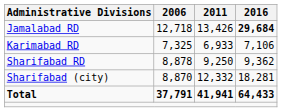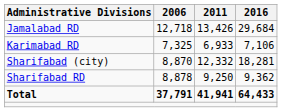(256, 29) bold -> (256, 29) normal
rows swapped: (46, 61) <-> (58, 78)
